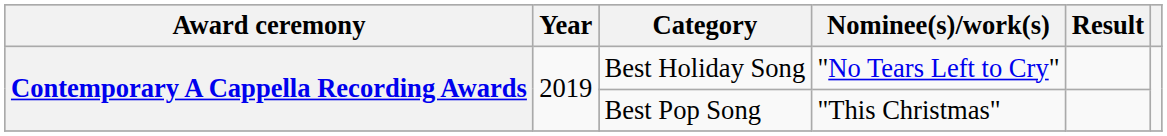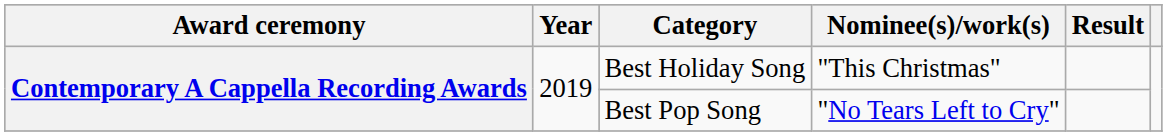(938, 67) "No Tears Left to Cry" -> (909, 67) "This Christmas"
(909, 109) "This Christmas" -> (938, 109) "No Tears Left to Cry"
